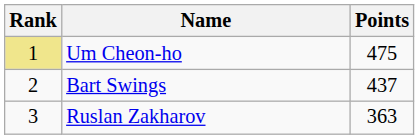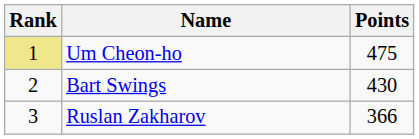(382, 85) 437 -> (382, 85) 430
(382, 117) 363 -> (382, 117) 366
